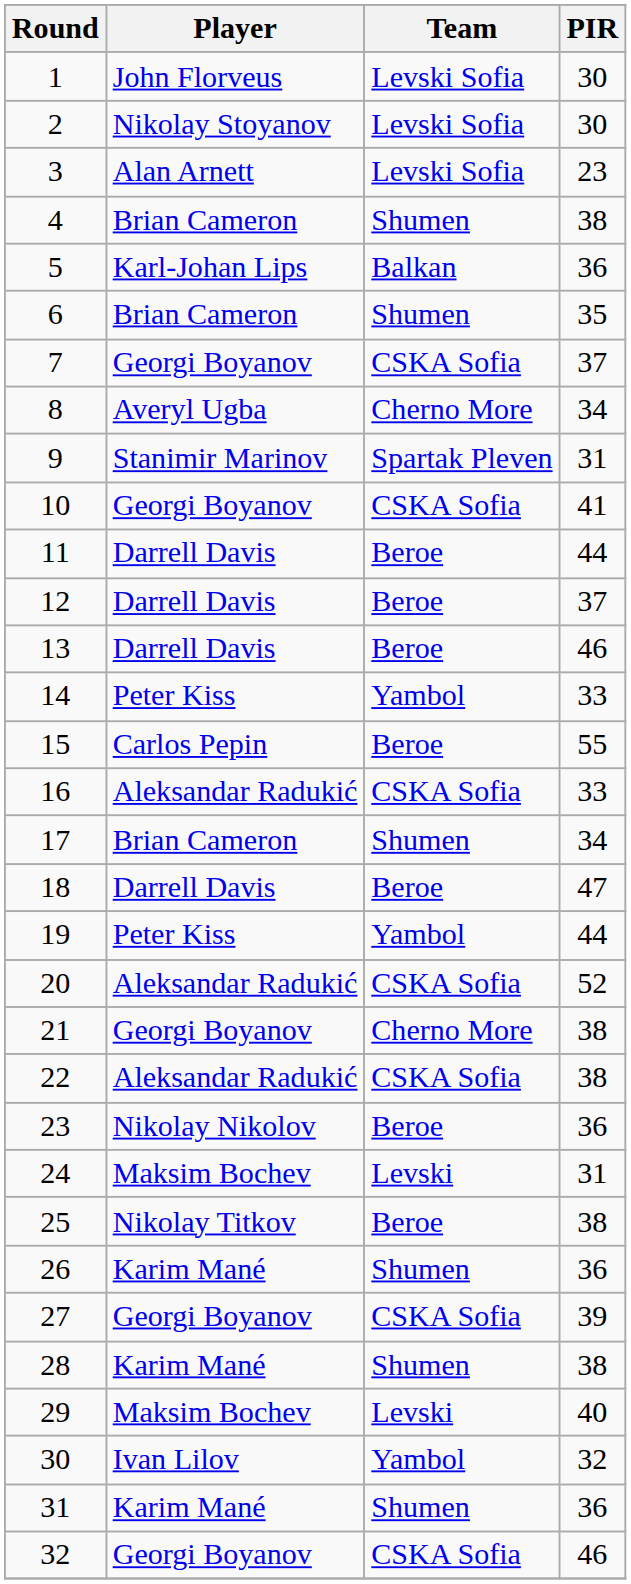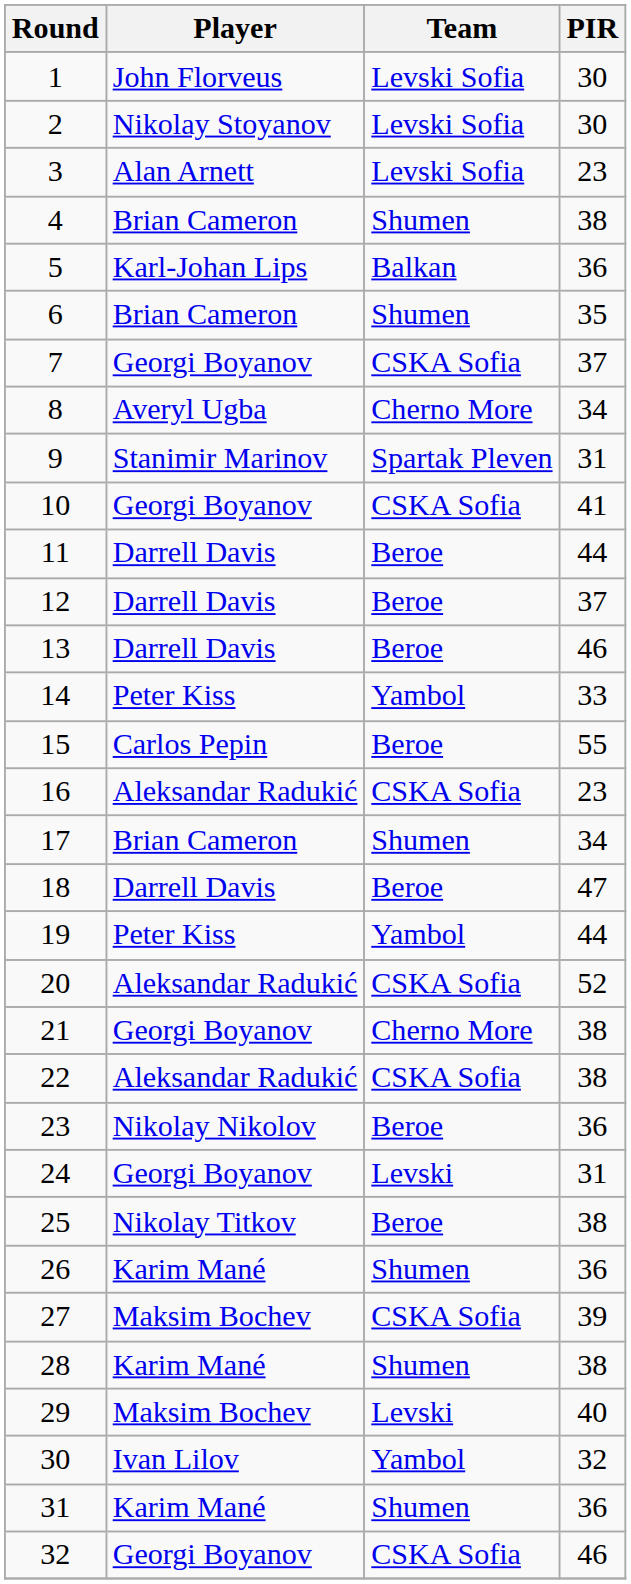(592, 791) 33 -> (592, 791) 23
(212, 1173) Maksim Bochev -> (212, 1173) Georgi Boyanov
(212, 1316) Georgi Boyanov -> (212, 1316) Maksim Bochev
